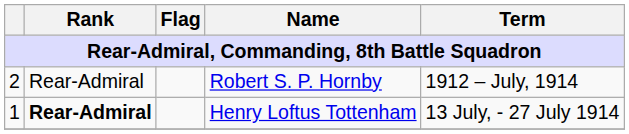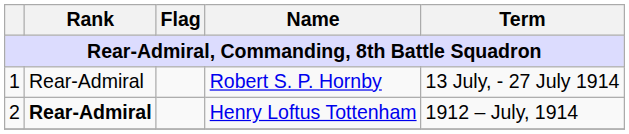(15, 81) 2 -> (15, 81) 1
(502, 81) 1912 – July, 1914 -> (522, 81) 13 July, - 27 July 1914
(15, 112) 1 -> (15, 112) 2
(522, 112) 13 July, - 27 July 1914 -> (502, 112) 1912 – July, 1914
